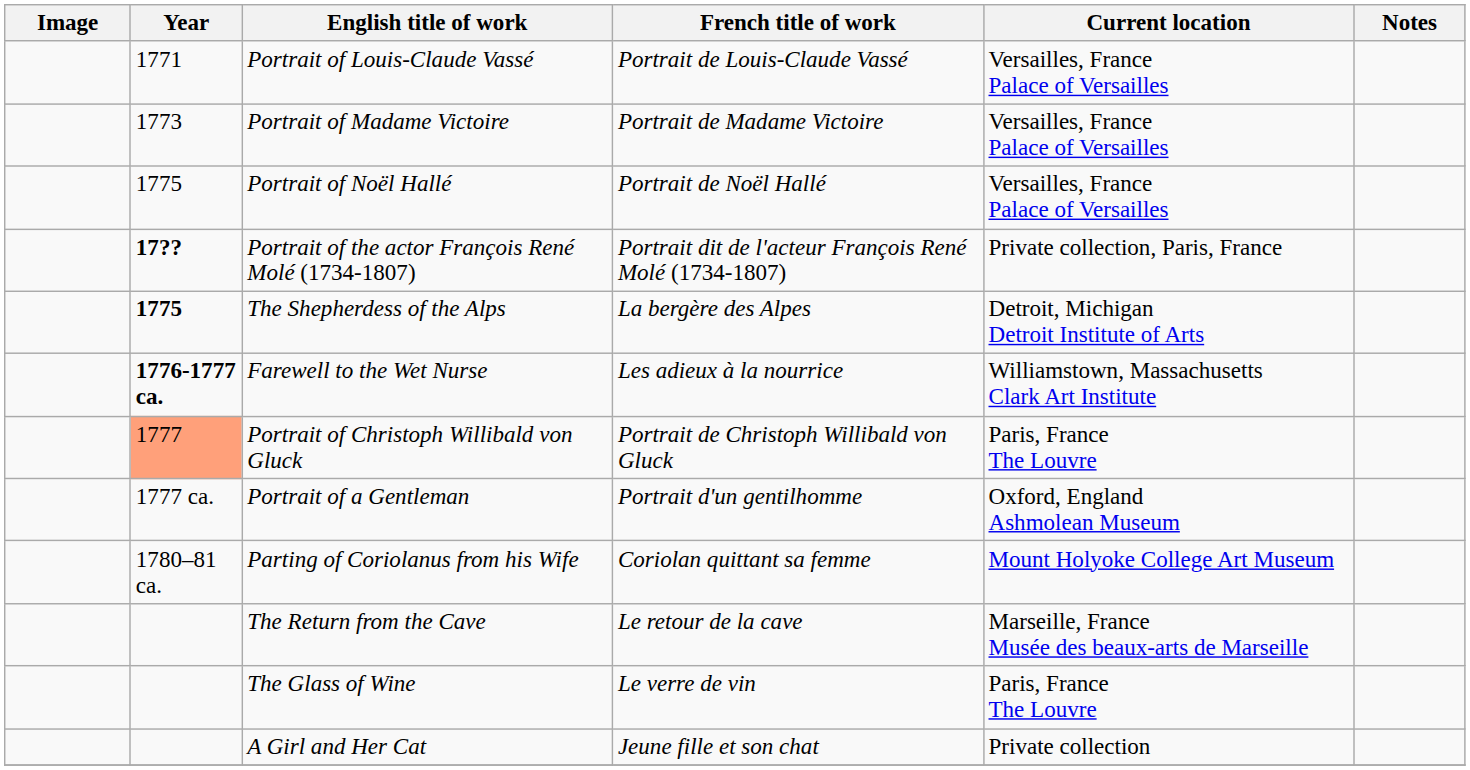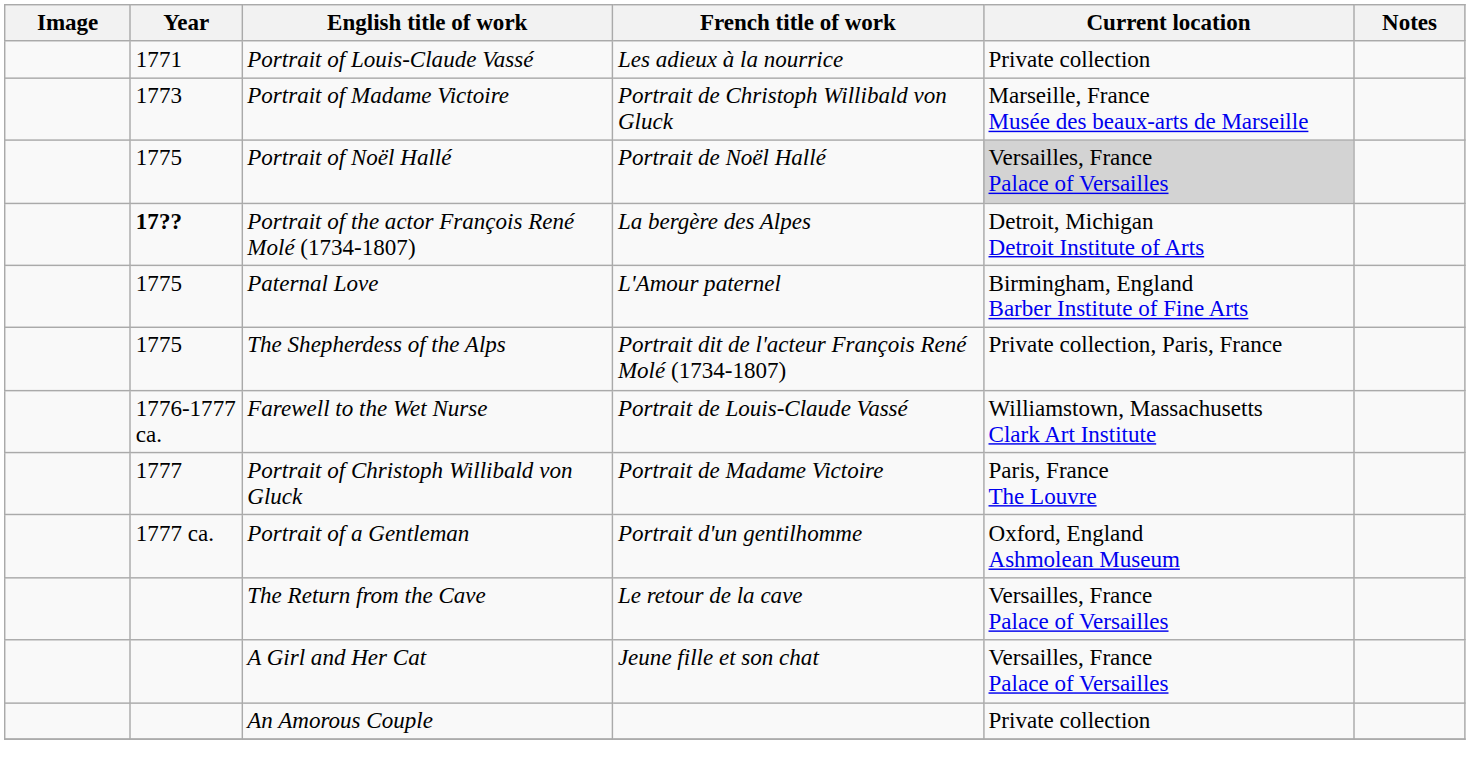(763, 59) Portrait de Louis-Claude Vassé -> (731, 59) Les adieux à la nourrice
(1079, 72) Versailles, France Palace of Versailles -> (1069, 59) Private collection
(751, 121) Portrait de Madame Victoire -> (782, 108) Portrait de Christoph Willibald von Gluck
(1079, 134) Versailles, France Palace of Versailles -> (1148, 108) Marseille, France Musée des beaux-arts de Marseille
(1079, 197) no background -> (1079, 171) lightgrey background
(792, 259) Portrait dit de l'acteur François René Molé (1734-1807) -> (714, 220) La bergère des Alpes
(1135, 246) Private collection, Paris, France -> (1096, 233) Detroit, Michigan Detroit Institute of Arts
+ row: (313, 283)
(159, 309) bold -> (159, 345) normal
(714, 309) La bergère des Alpes -> (792, 358) Portrait dit de l'acteur François René Molé (1734-1807)
(1096, 322) Detroit, Michigan Detroit Institute of Arts -> (1135, 345) Private collection, Paris, France
(186, 384) bold -> (186, 421) normal
(731, 371) Les adieux à la nourrice -> (763, 408) Portrait de Louis-Claude Vassé
(159, 434) lightsalmon background -> (159, 470) no background
(782, 447) Portrait de Christoph Willibald von Gluck -> (751, 470) Portrait de Madame Victoire
- row: (413, 558)
(1148, 634) Marseille, France Musée des beaux-arts de Marseille -> (1079, 608) Versailles, France Palace of Versailles
- row: (331, 683)
(1069, 746) Private collection -> (1079, 670) Versailles, France Palace of Versailles
+ row: (340, 720)
